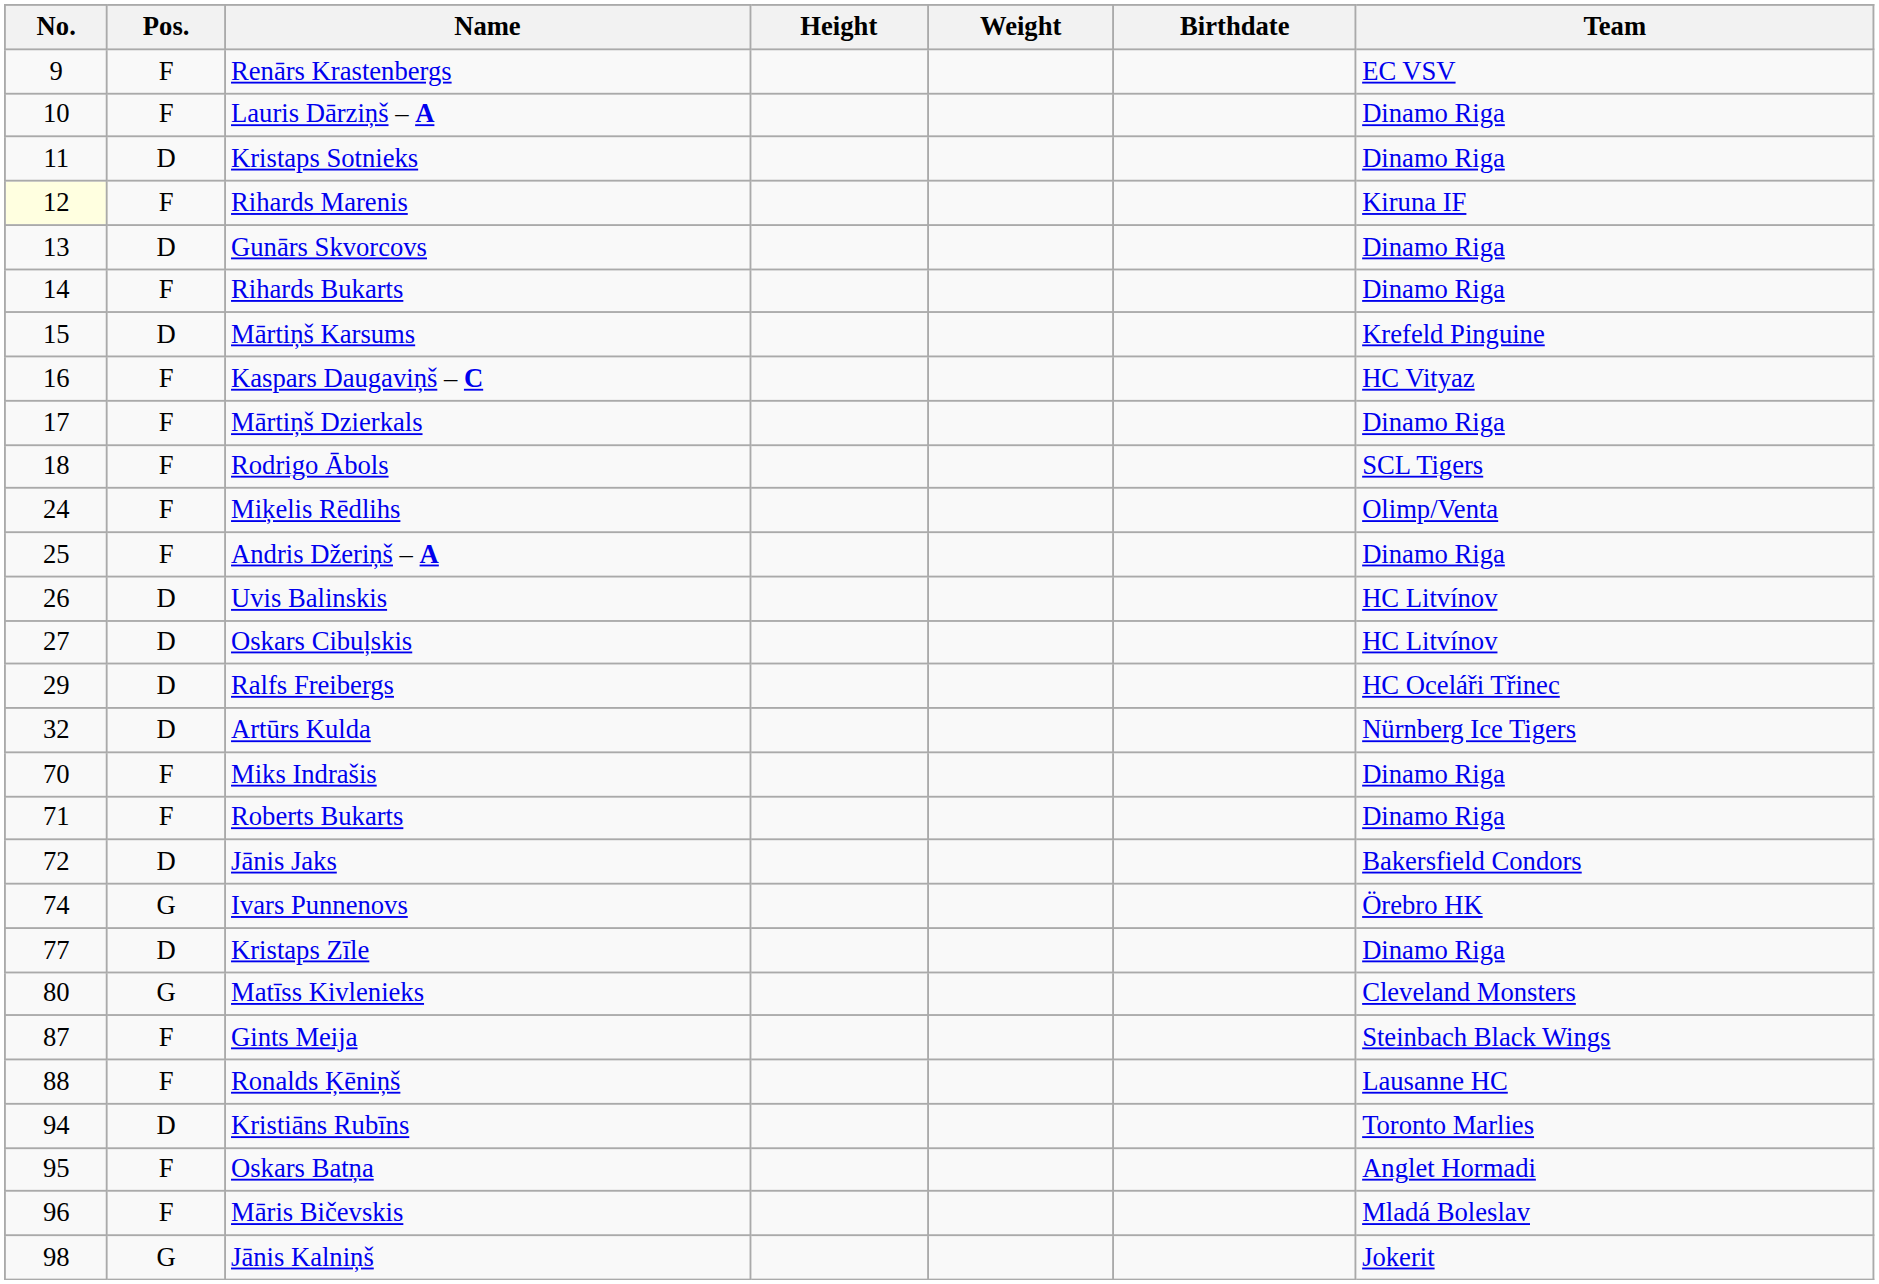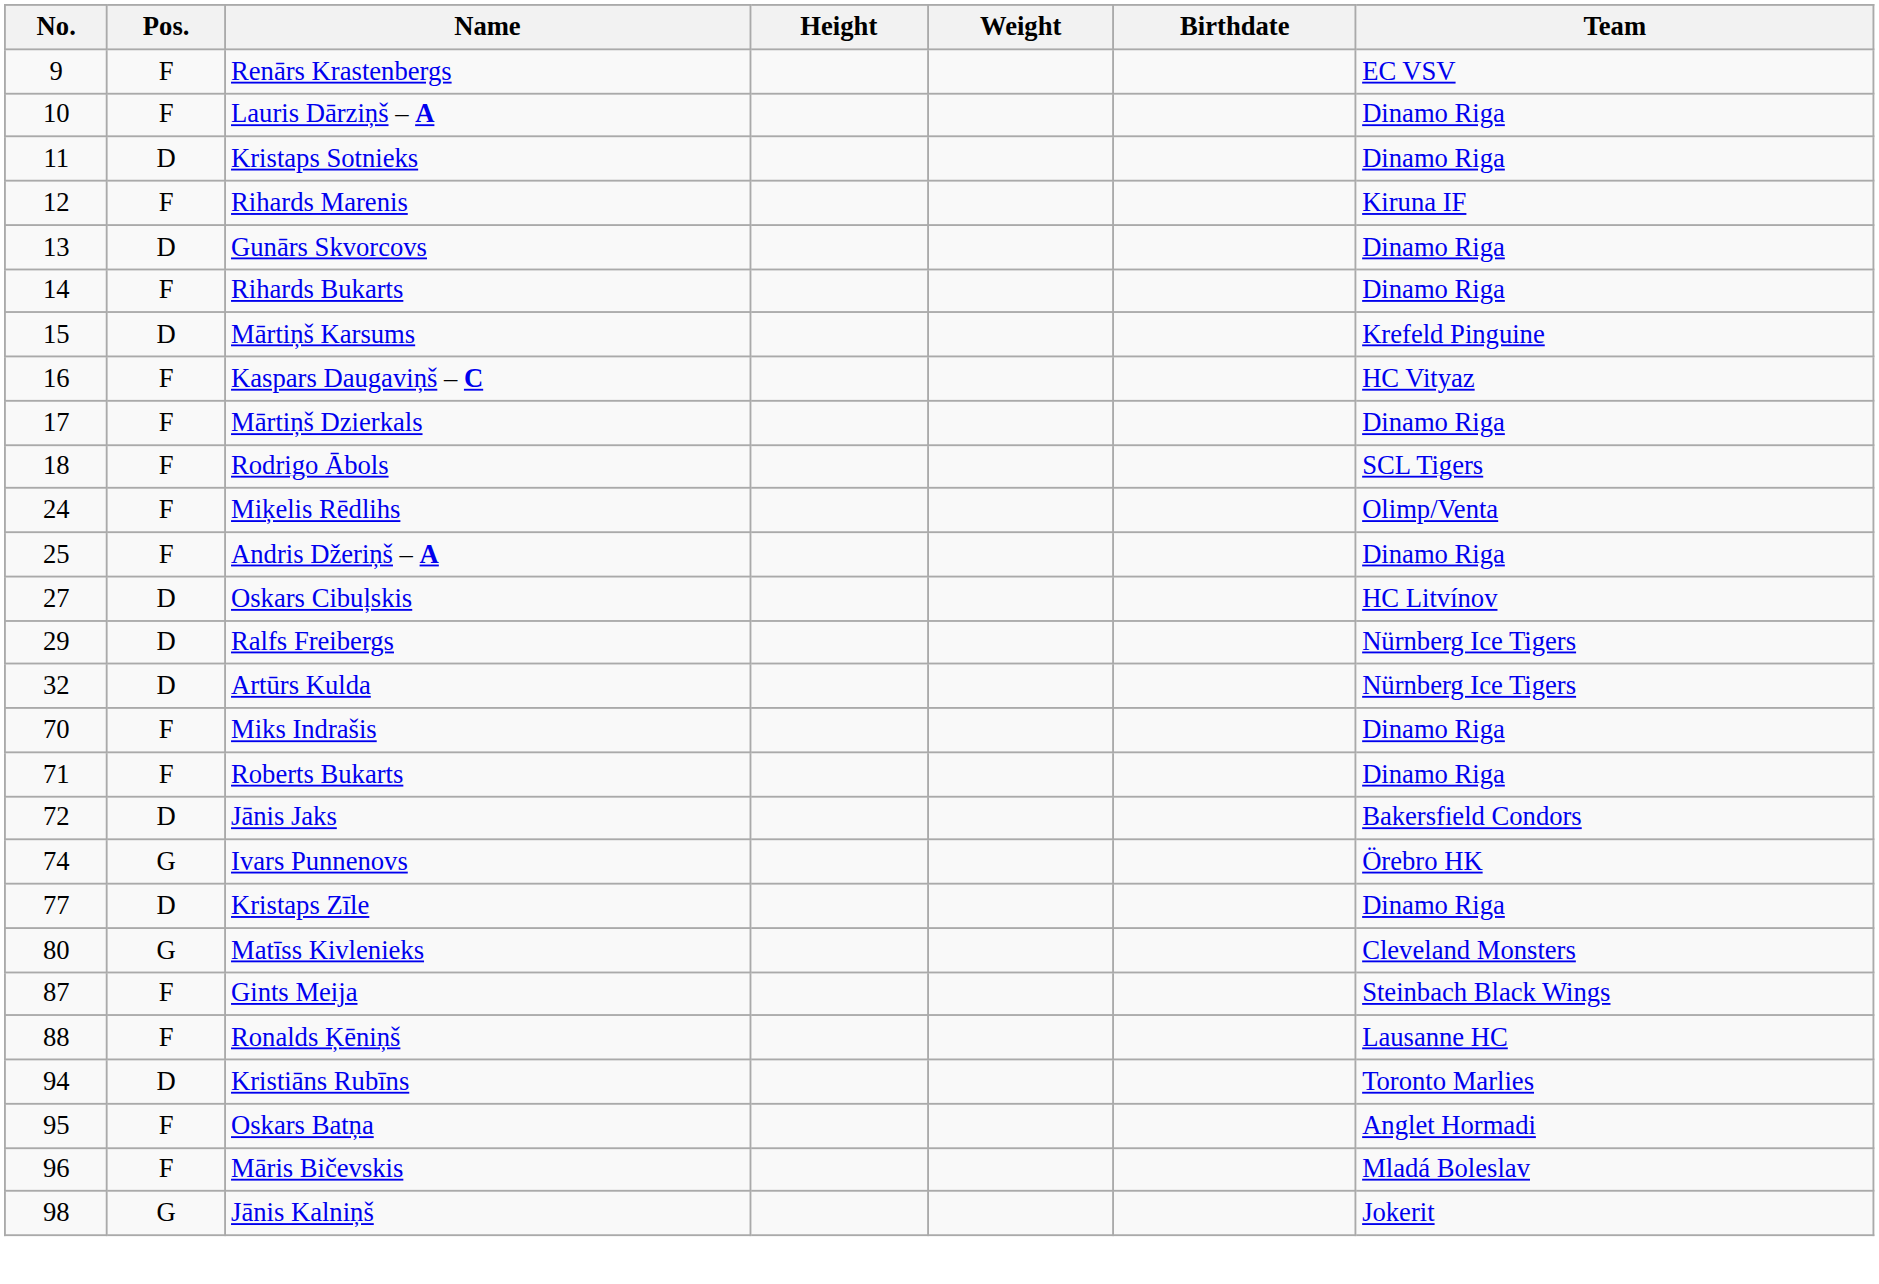(56, 202) lightyellow background -> (56, 202) no background
- row: (309, 598)
(1461, 685) HC Oceláři Třinec -> (1469, 641) Nürnberg Ice Tigers
